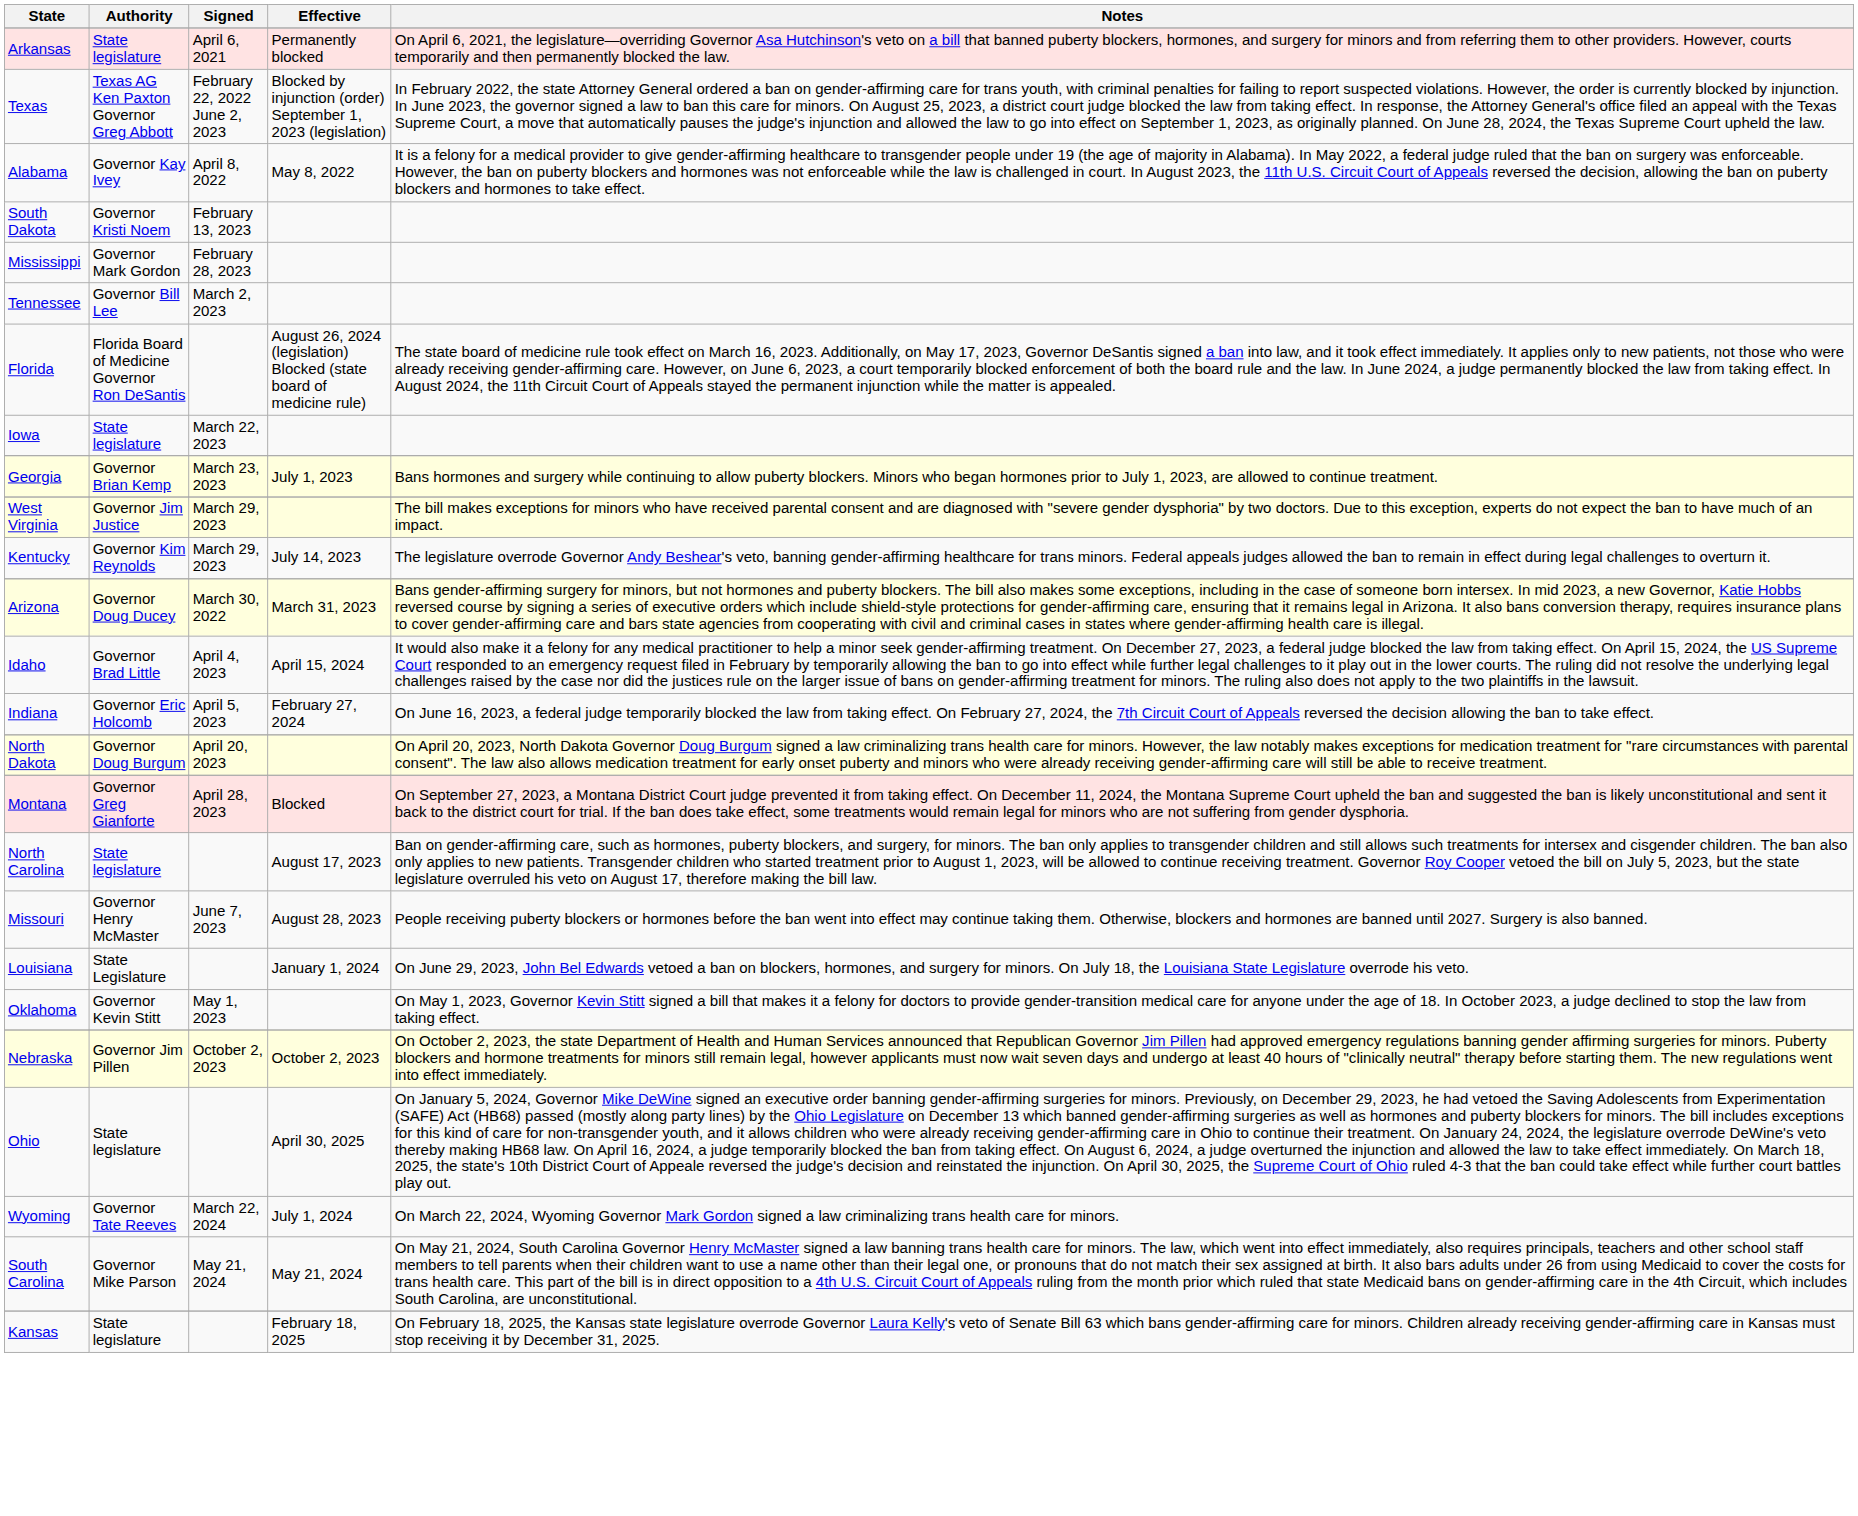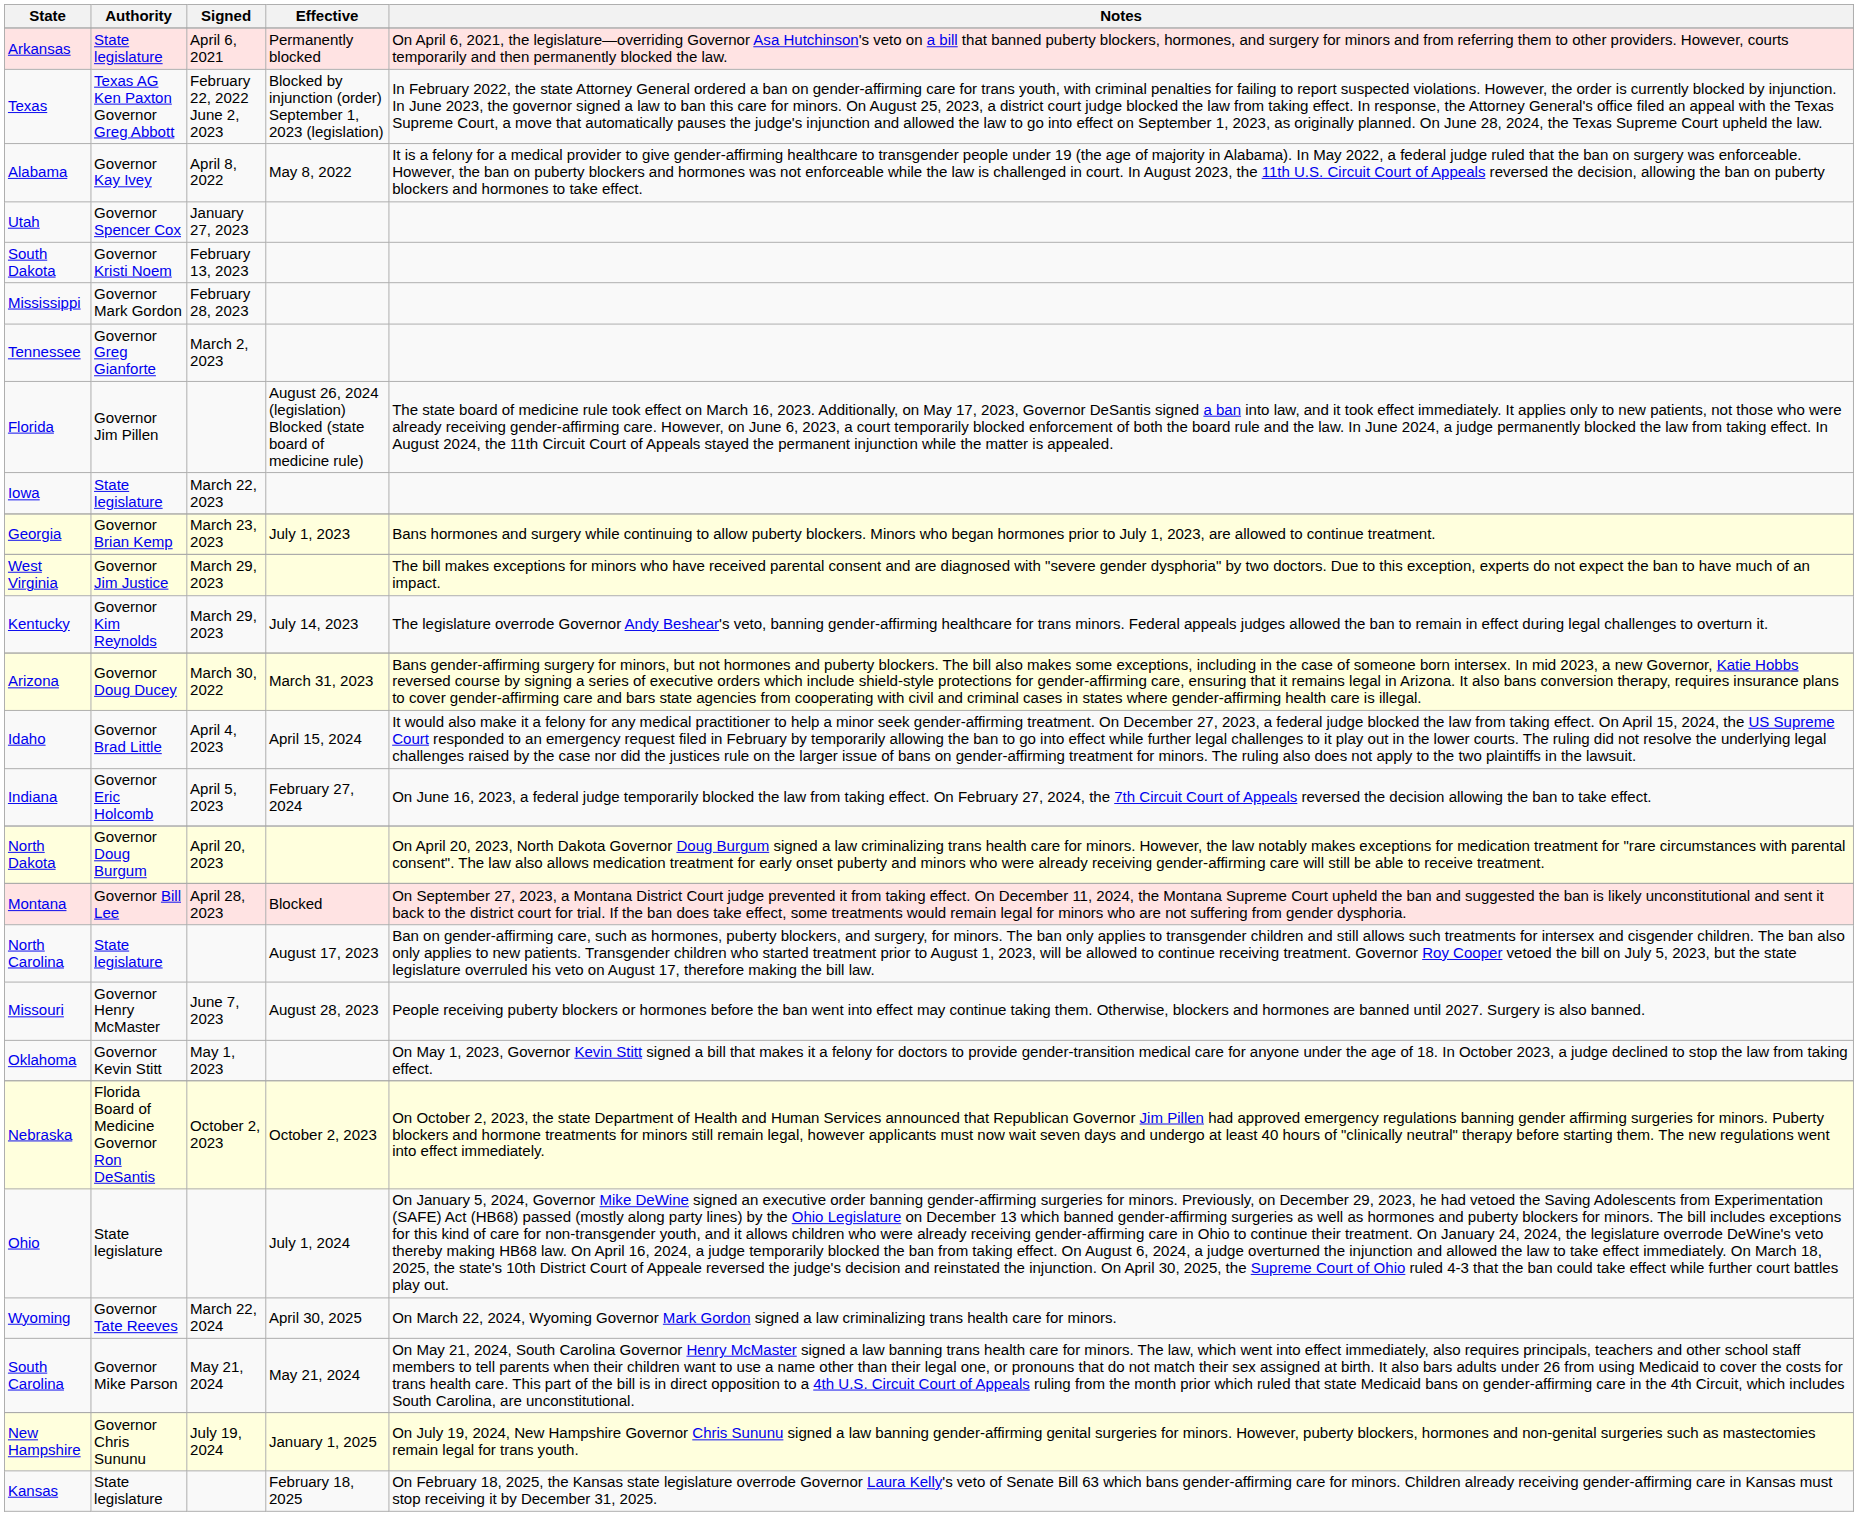+ row: (24, 221)
(136, 303) Governor Bill Lee -> (125, 352) Governor Greg Gianforte
(139, 369) Florida Board of Medicine Governor Ron DeSantis -> (126, 427) Governor Jim Pillen
(124, 804) Governor Greg Gianforte -> (138, 904) Governor Bill Lee
- row: (40, 968)
(138, 1058) Governor Jim Pillen -> (125, 1134) Florida Board of Medicine Governor Ron DeSantis
(318, 1141) April 30, 2025 -> (310, 1243) July 1, 2024
(312, 1216) July 1, 2024 -> (315, 1317) April 30, 2025
+ row: (44, 1441)
